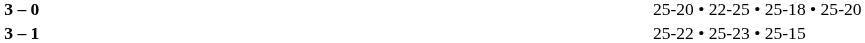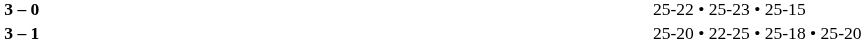(757, 9) 25-20 • 22-25 • 25-18 • 25-20 -> (729, 9) 25-22 • 25-23 • 25-15
(729, 33) 25-22 • 25-23 • 25-15 -> (757, 33) 25-20 • 22-25 • 25-18 • 25-20
